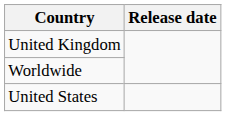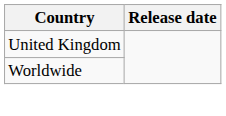- row: (53, 96)
